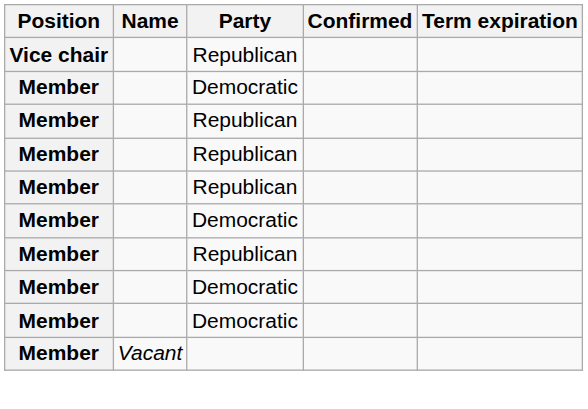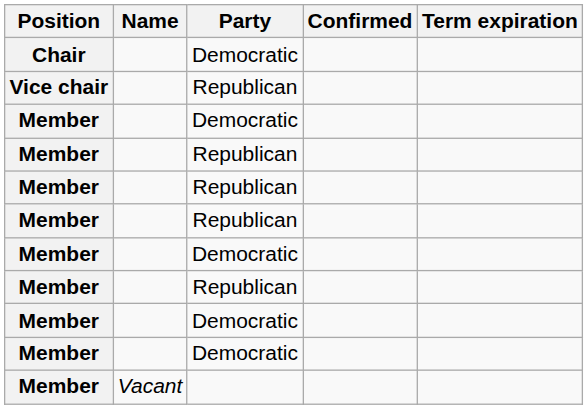+ row: (59, 54)
